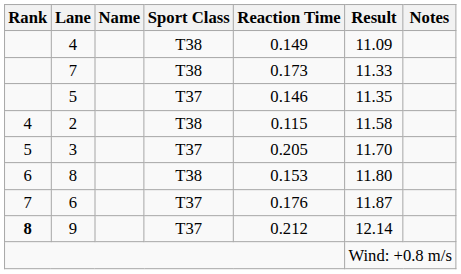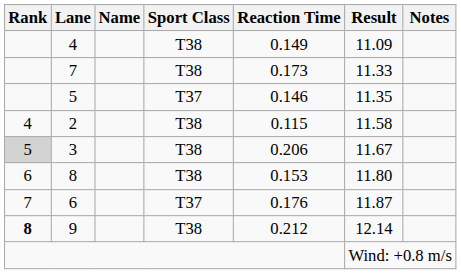(28, 149) no background -> (28, 149) lightgrey background
(189, 149) T37 -> (189, 149) T38
(289, 149) 0.205 -> (289, 149) 0.206
(374, 149) 11.70 -> (374, 149) 11.67
(189, 228) T37 -> (189, 228) T38
